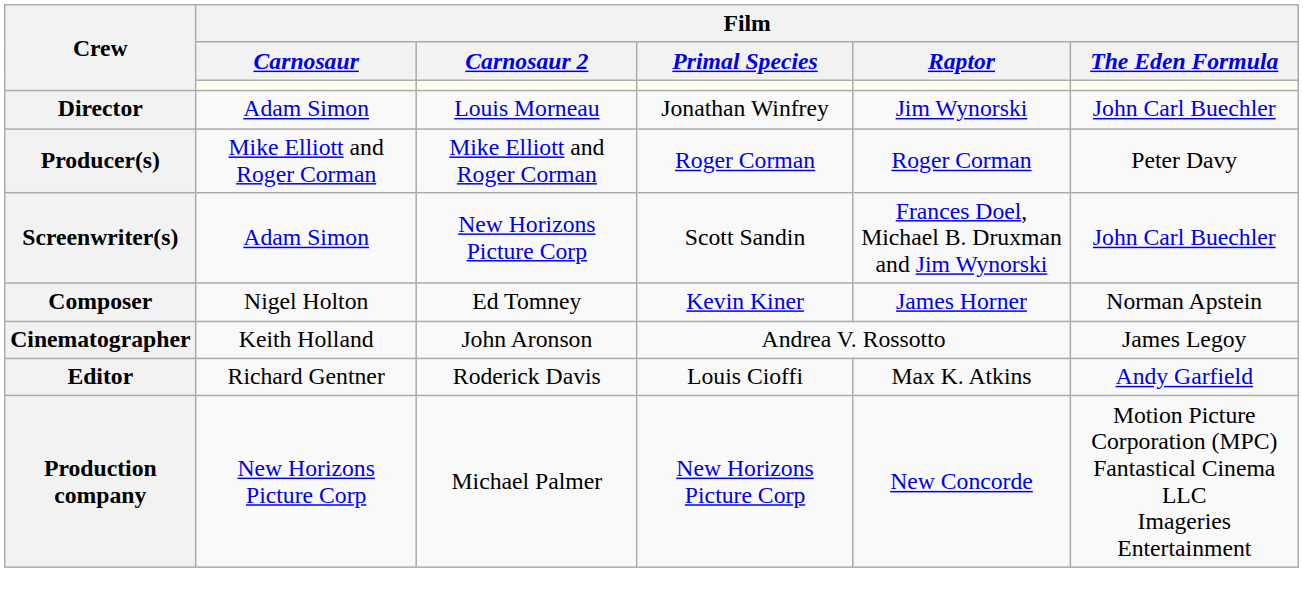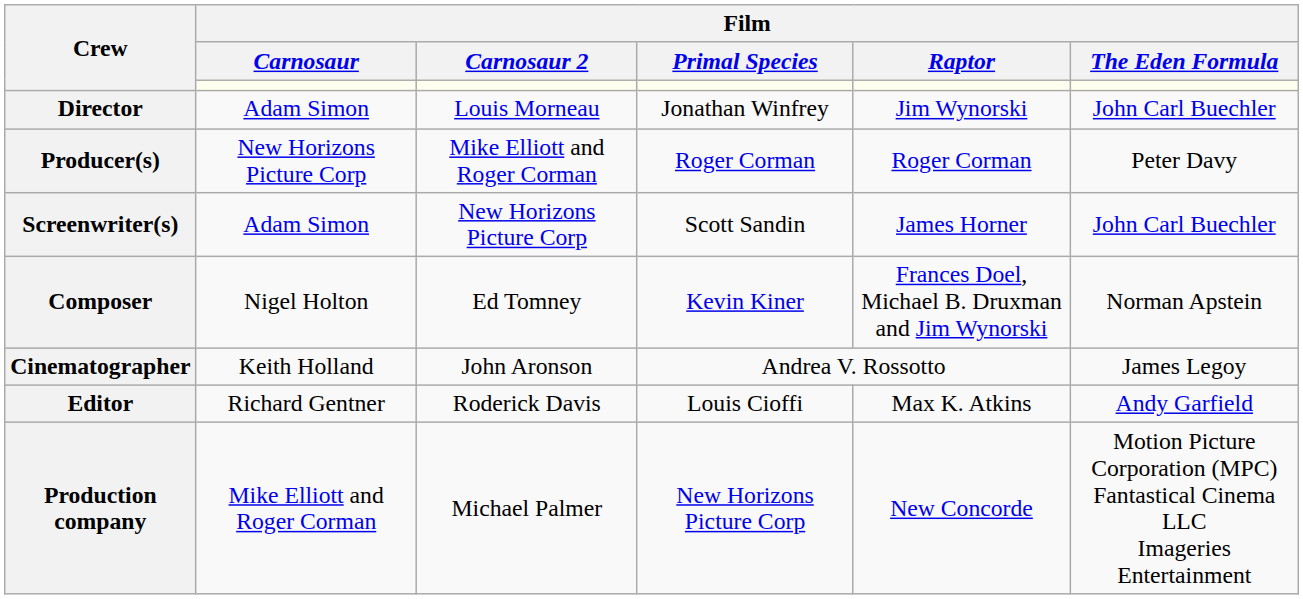(306, 160) Mike Elliott and Roger Corman -> (306, 160) New Horizons Picture Corp
(961, 237) Frances Doel, Michael B. Druxman and Jim Wynorski -> (961, 224) James Horner
(961, 301) James Horner -> (961, 301) Frances Doel, Michael B. Druxman and Jim Wynorski
(306, 481) New Horizons Picture Corp -> (306, 507) Mike Elliott and Roger Corman
